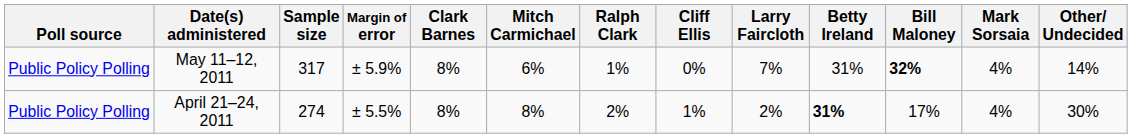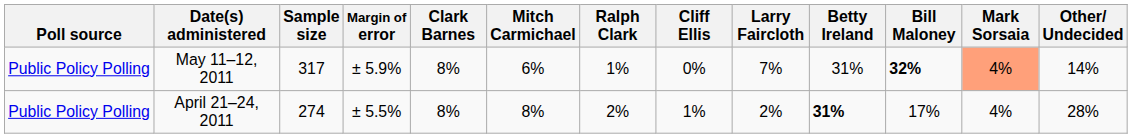(1001, 68) no background -> (1001, 68) lightsalmon background
(1083, 111) 30% -> (1083, 111) 28%
